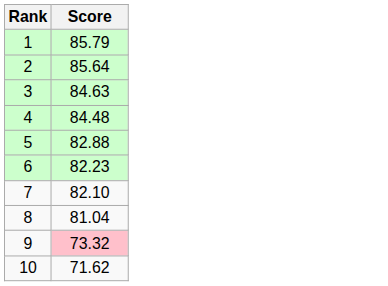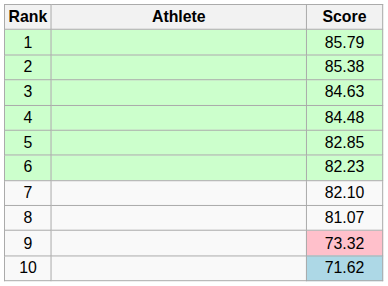+ column: (179, 17)
(90, 67) 85.64 -> (344, 67) 85.38
(90, 142) 82.88 -> (344, 142) 82.85
(90, 218) 81.04 -> (344, 218) 81.07
(90, 268) no background -> (344, 268) lightblue background
